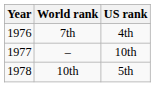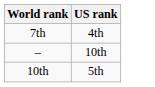- column: (19, 14)
